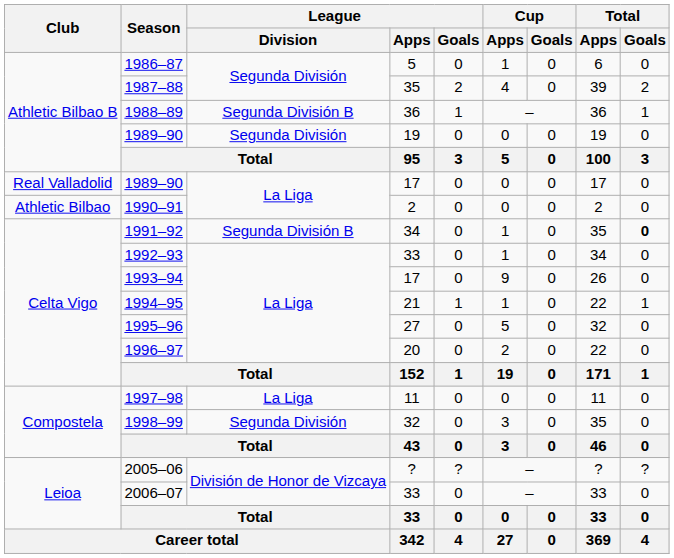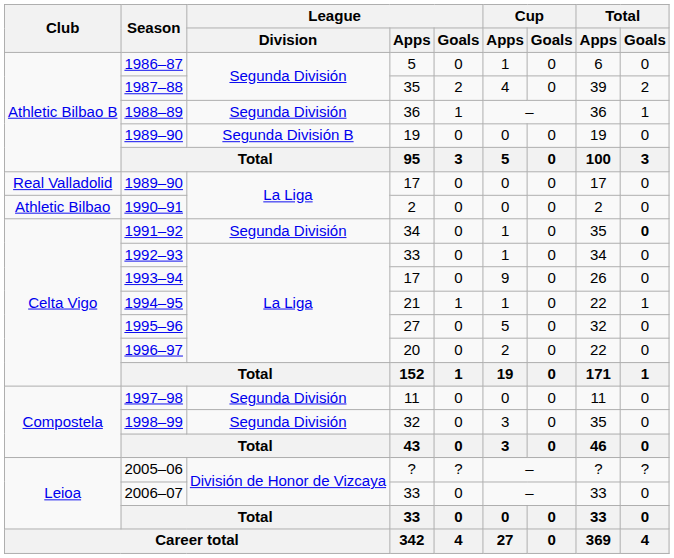(288, 111) Segunda División B -> (288, 111) Segunda División
(288, 135) Segunda División -> (288, 135) Segunda División B
(288, 231) Segunda División B -> (288, 231) Segunda División
(288, 398) La Liga -> (288, 398) Segunda División
